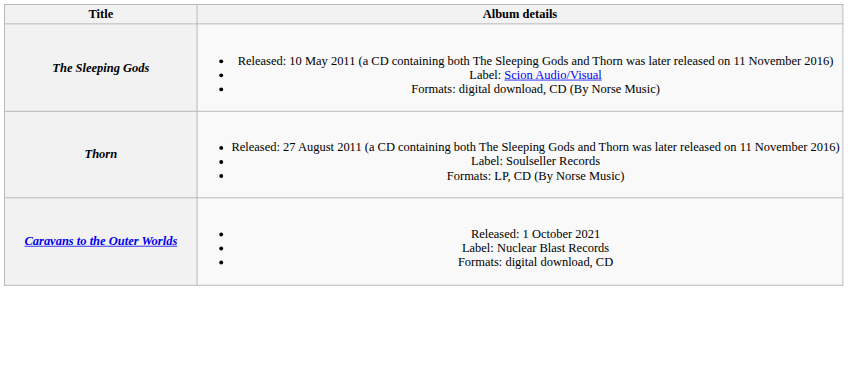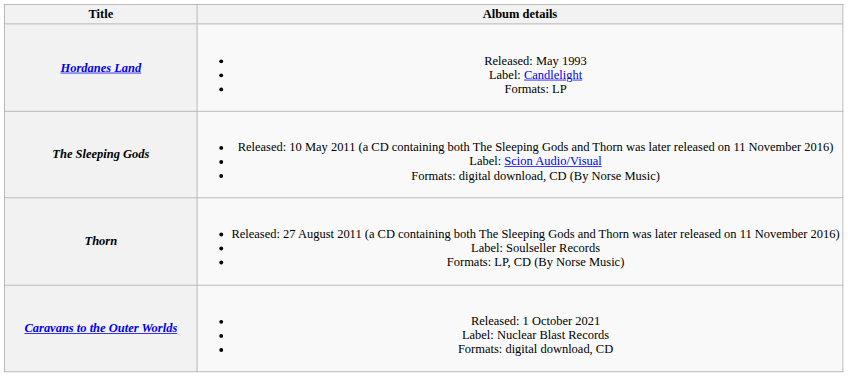+ row: (101, 67)
